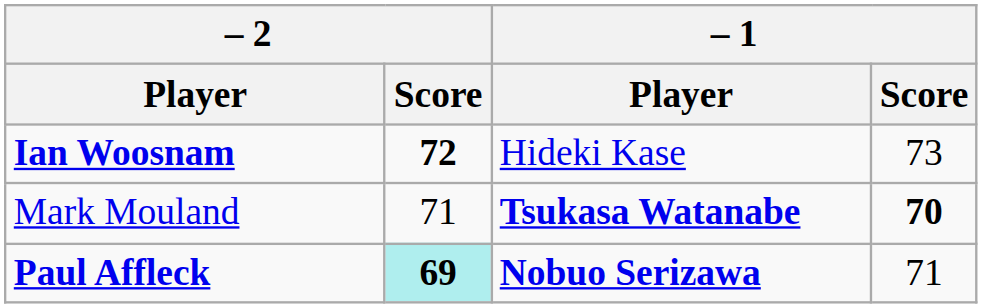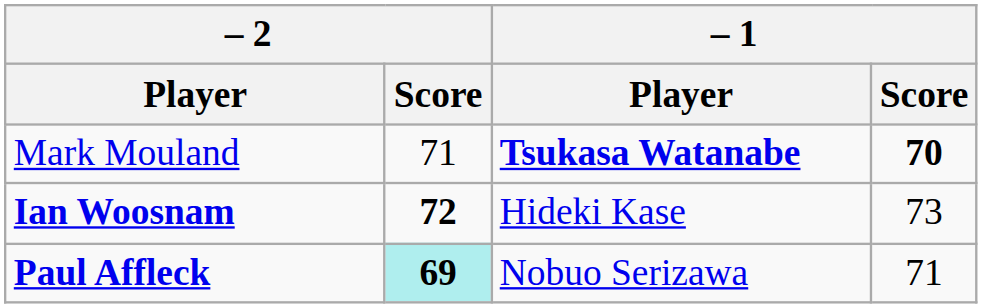rows swapped: (124, 152) <-> (127, 212)
(630, 271) bold -> (624, 271) normal
